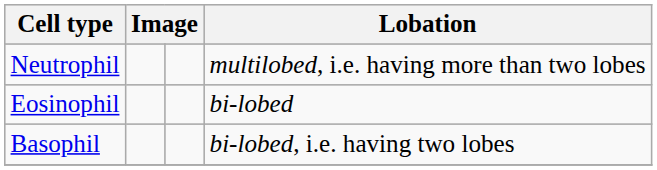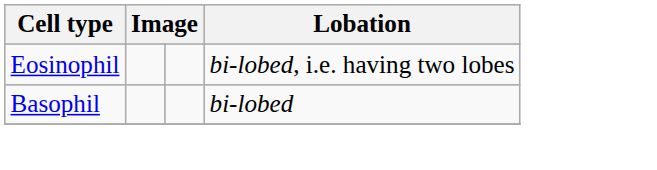- row: (65, 64)
(251, 104) bi-lobed -> (362, 64) bi-lobed, i.e. having two lobes
(362, 143) bi-lobed, i.e. having two lobes -> (251, 104) bi-lobed
